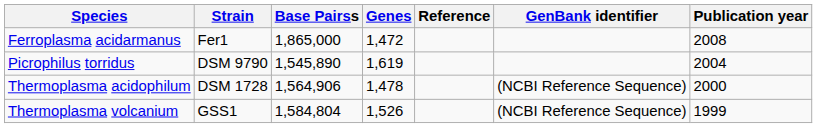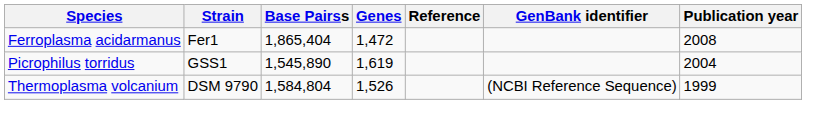(308, 39) 1,865,000 -> (298, 39) 1,865,404
(233, 63) DSM 9790 -> (207, 63) GSS1
- row: (99, 87)
(217, 110) GSS1 -> (223, 87) DSM 9790
